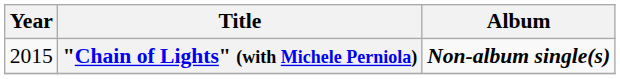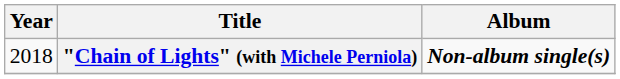(31, 55) 2015 -> (31, 55) 2018
